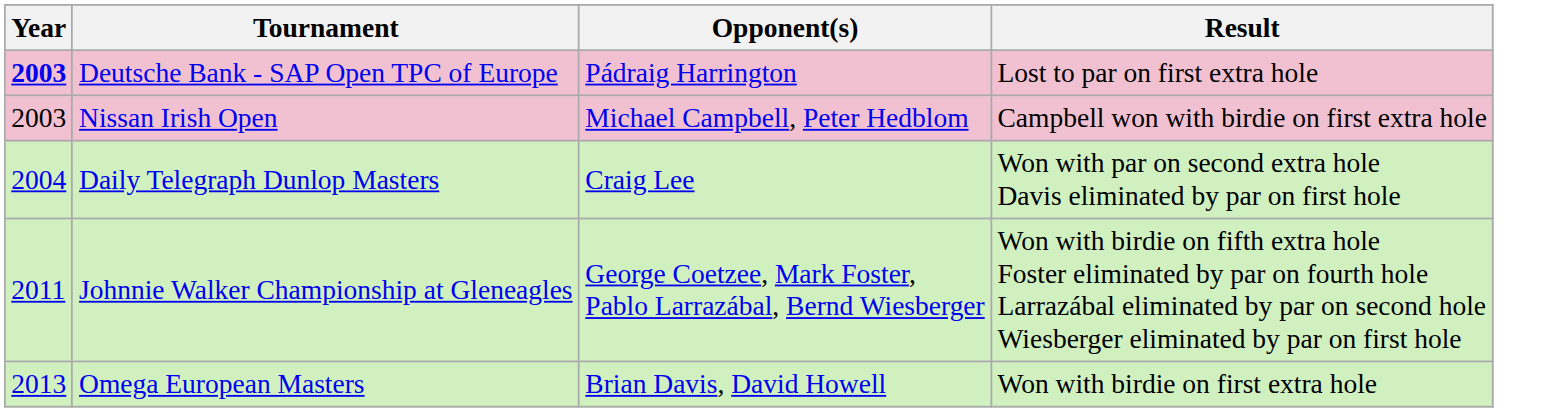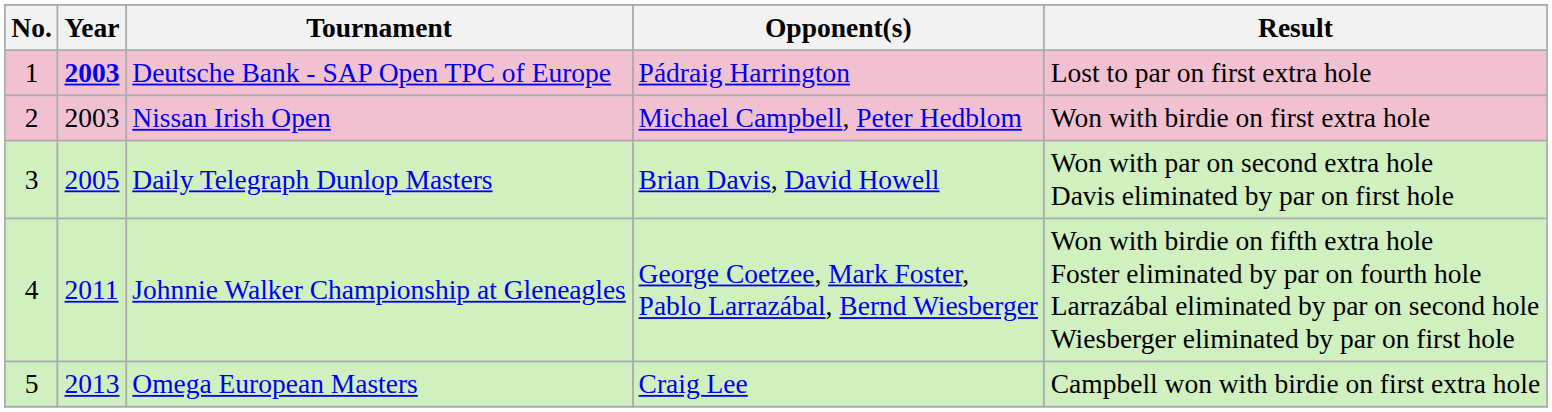+ column: (32, 27)
(1242, 118) Campbell won with birdie on first extra hole -> (1241, 118) Won with birdie on first extra hole
(39, 179) 2004 -> (92, 179) 2005
(640, 179) Craig Lee -> (789, 179) Brian Davis, David Howell
(736, 384) Brian Davis, David Howell -> (693, 384) Craig Lee
(1187, 384) Won with birdie on first extra hole -> (1295, 384) Campbell won with birdie on first extra hole
